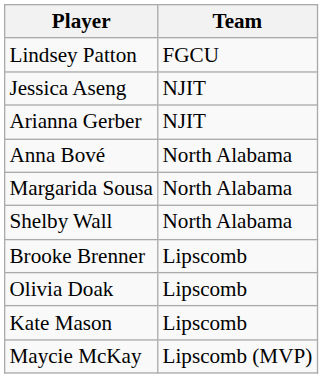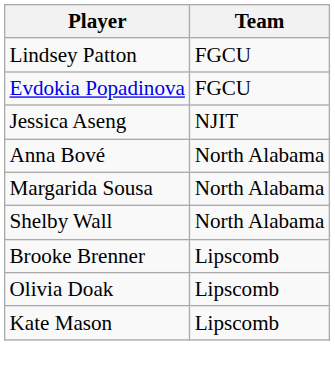+ row: (97, 88)
- row: (75, 121)
- row: (76, 356)
